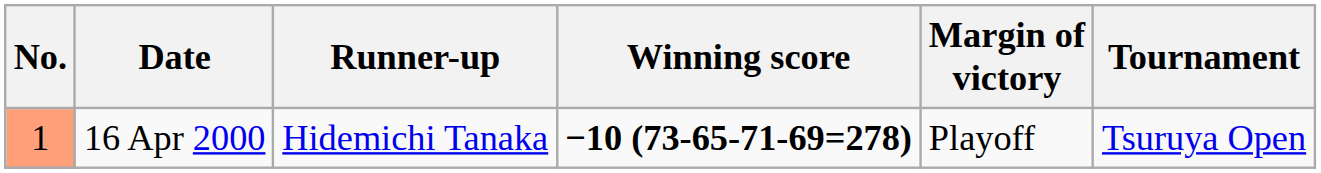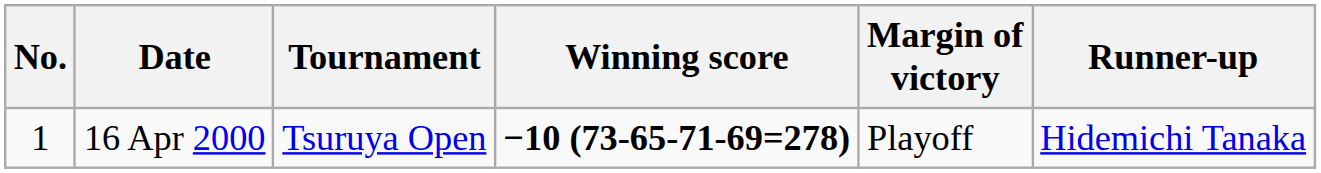columns swapped: (1204, 56) <-> (415, 56)
(40, 137) lightsalmon background -> (40, 137) no background
